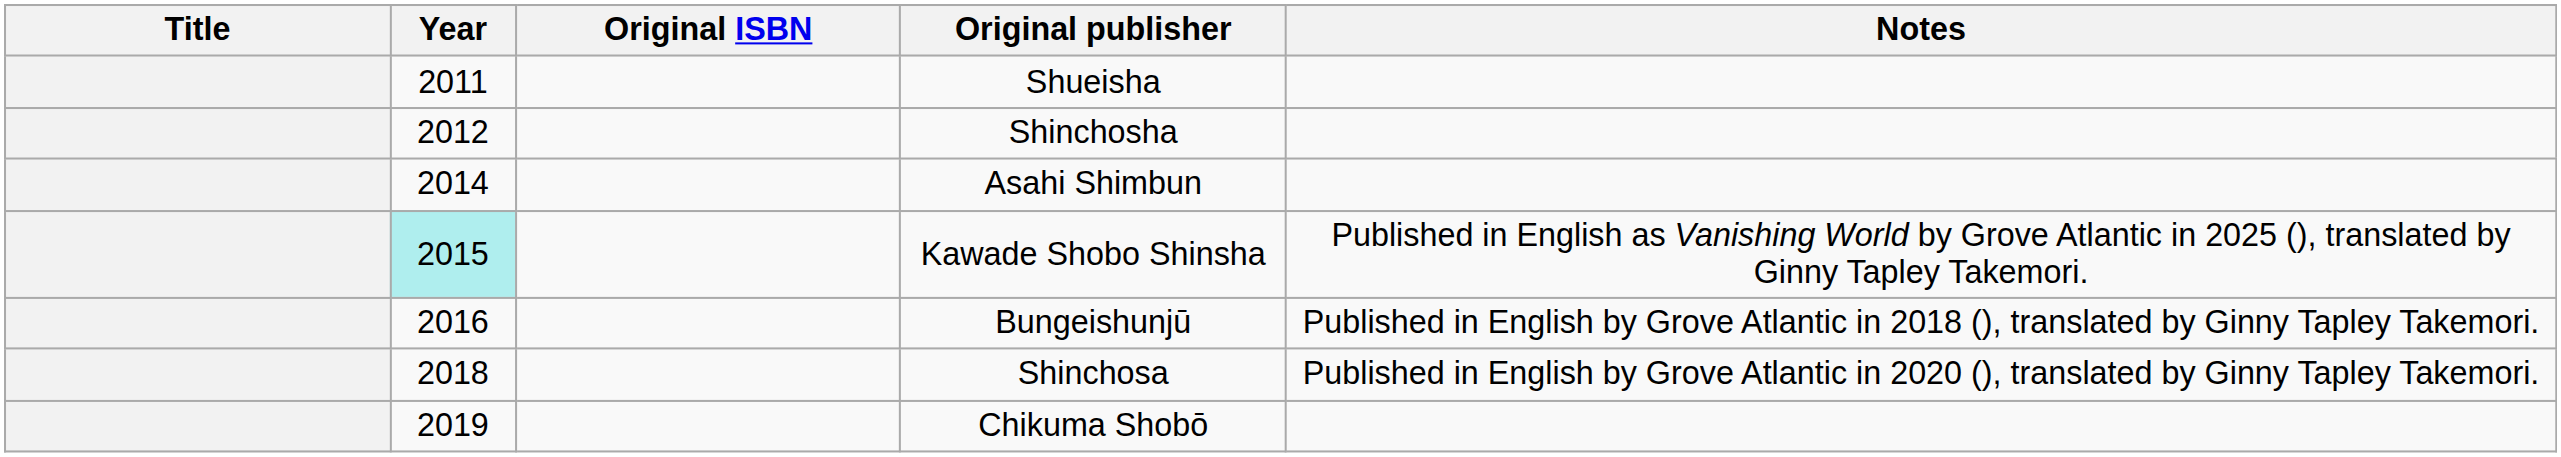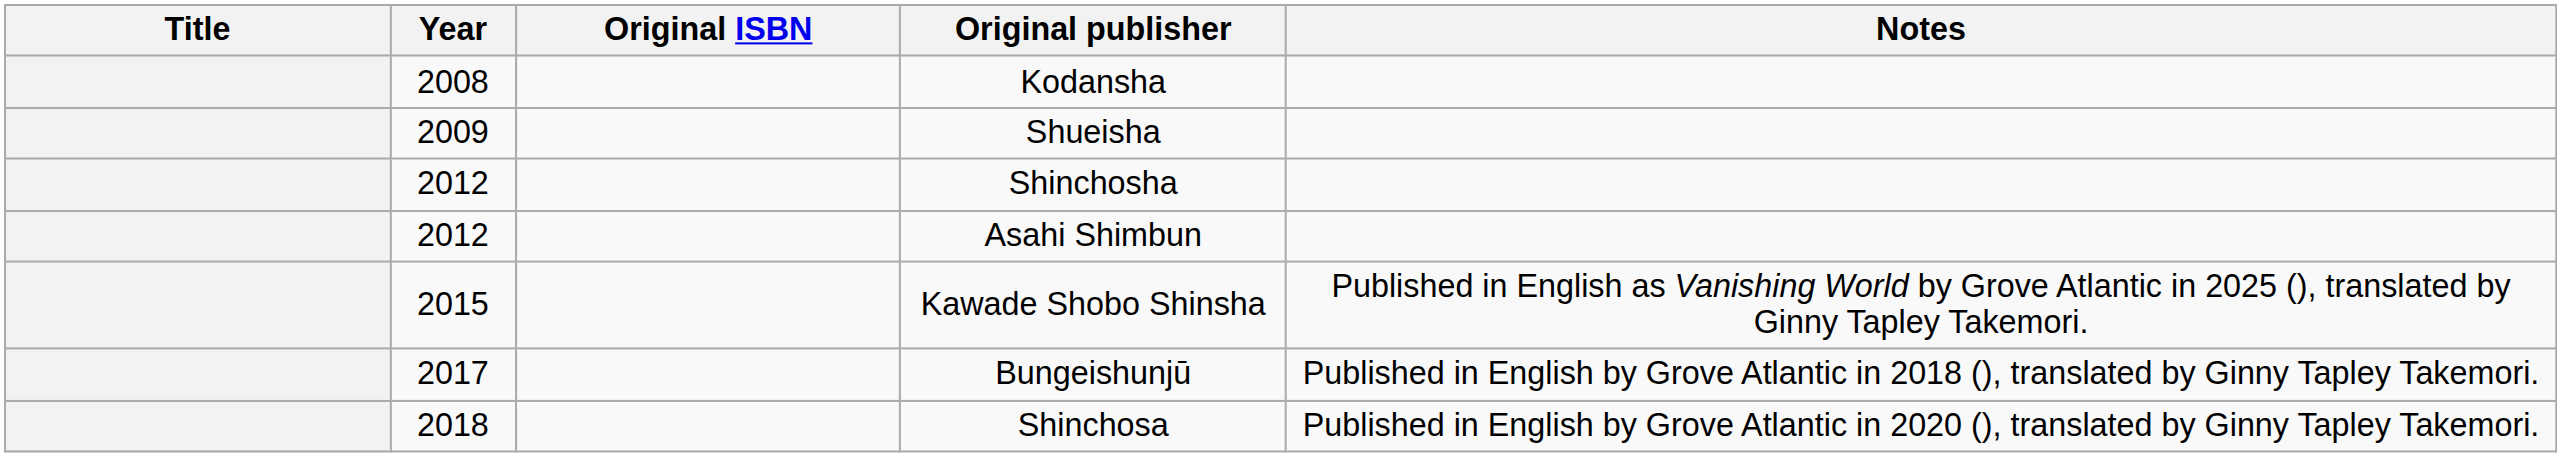+ row: (1093, 81)
(453, 81) 2011 -> (453, 132) 2009
(453, 183) 2014 -> (453, 235) 2012
(453, 253) paleturquoise background -> (453, 304) no background
(453, 322) 2016 -> (453, 374) 2017
- row: (1093, 425)
